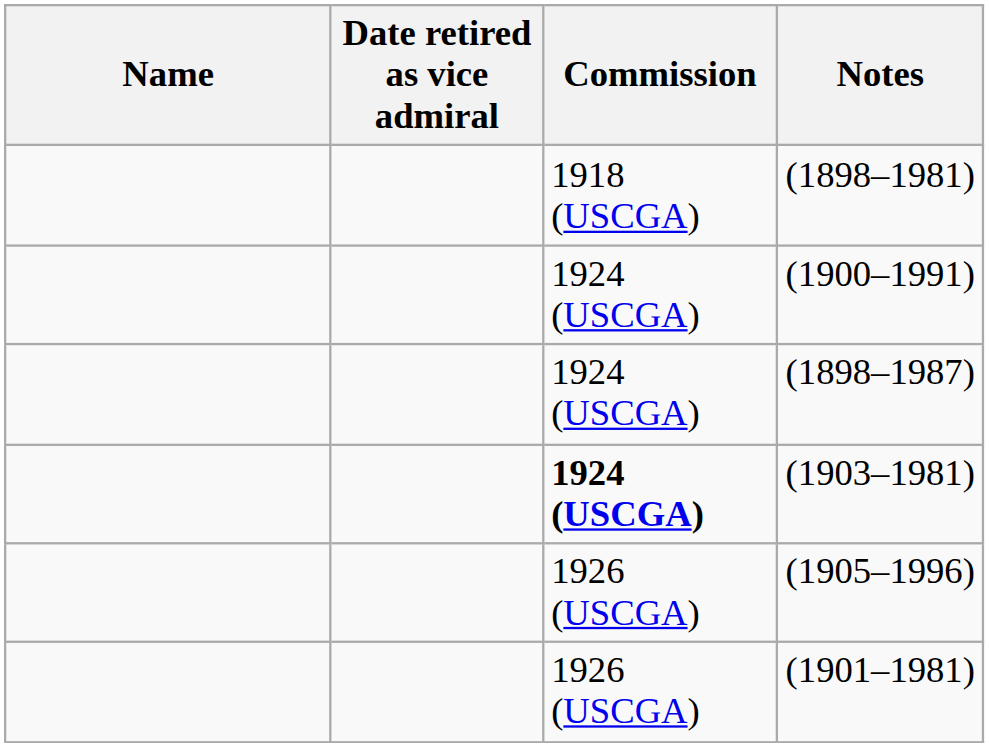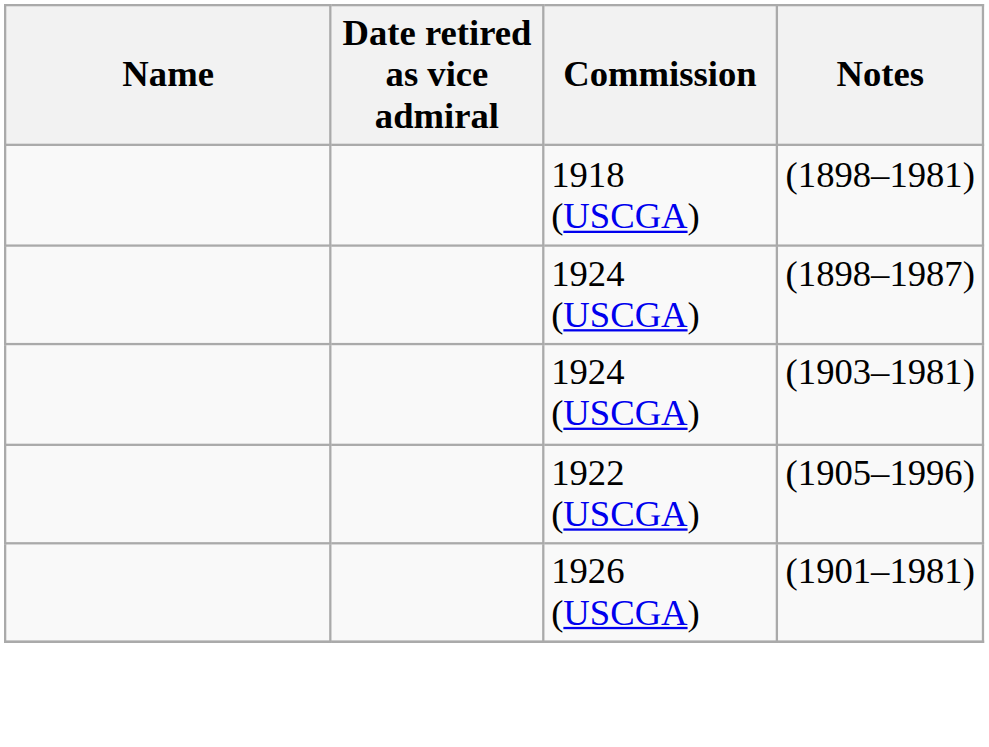- row: (880, 273)
(628, 492) bold -> (625, 393) normal
(625, 592) 1926 (USCGA) -> (625, 492) 1922 (USCGA)
